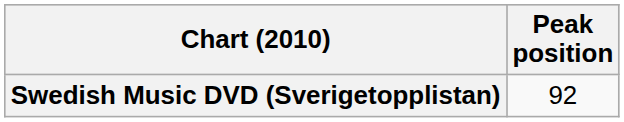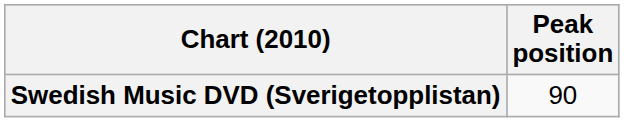(563, 95) 92 -> (563, 95) 90
